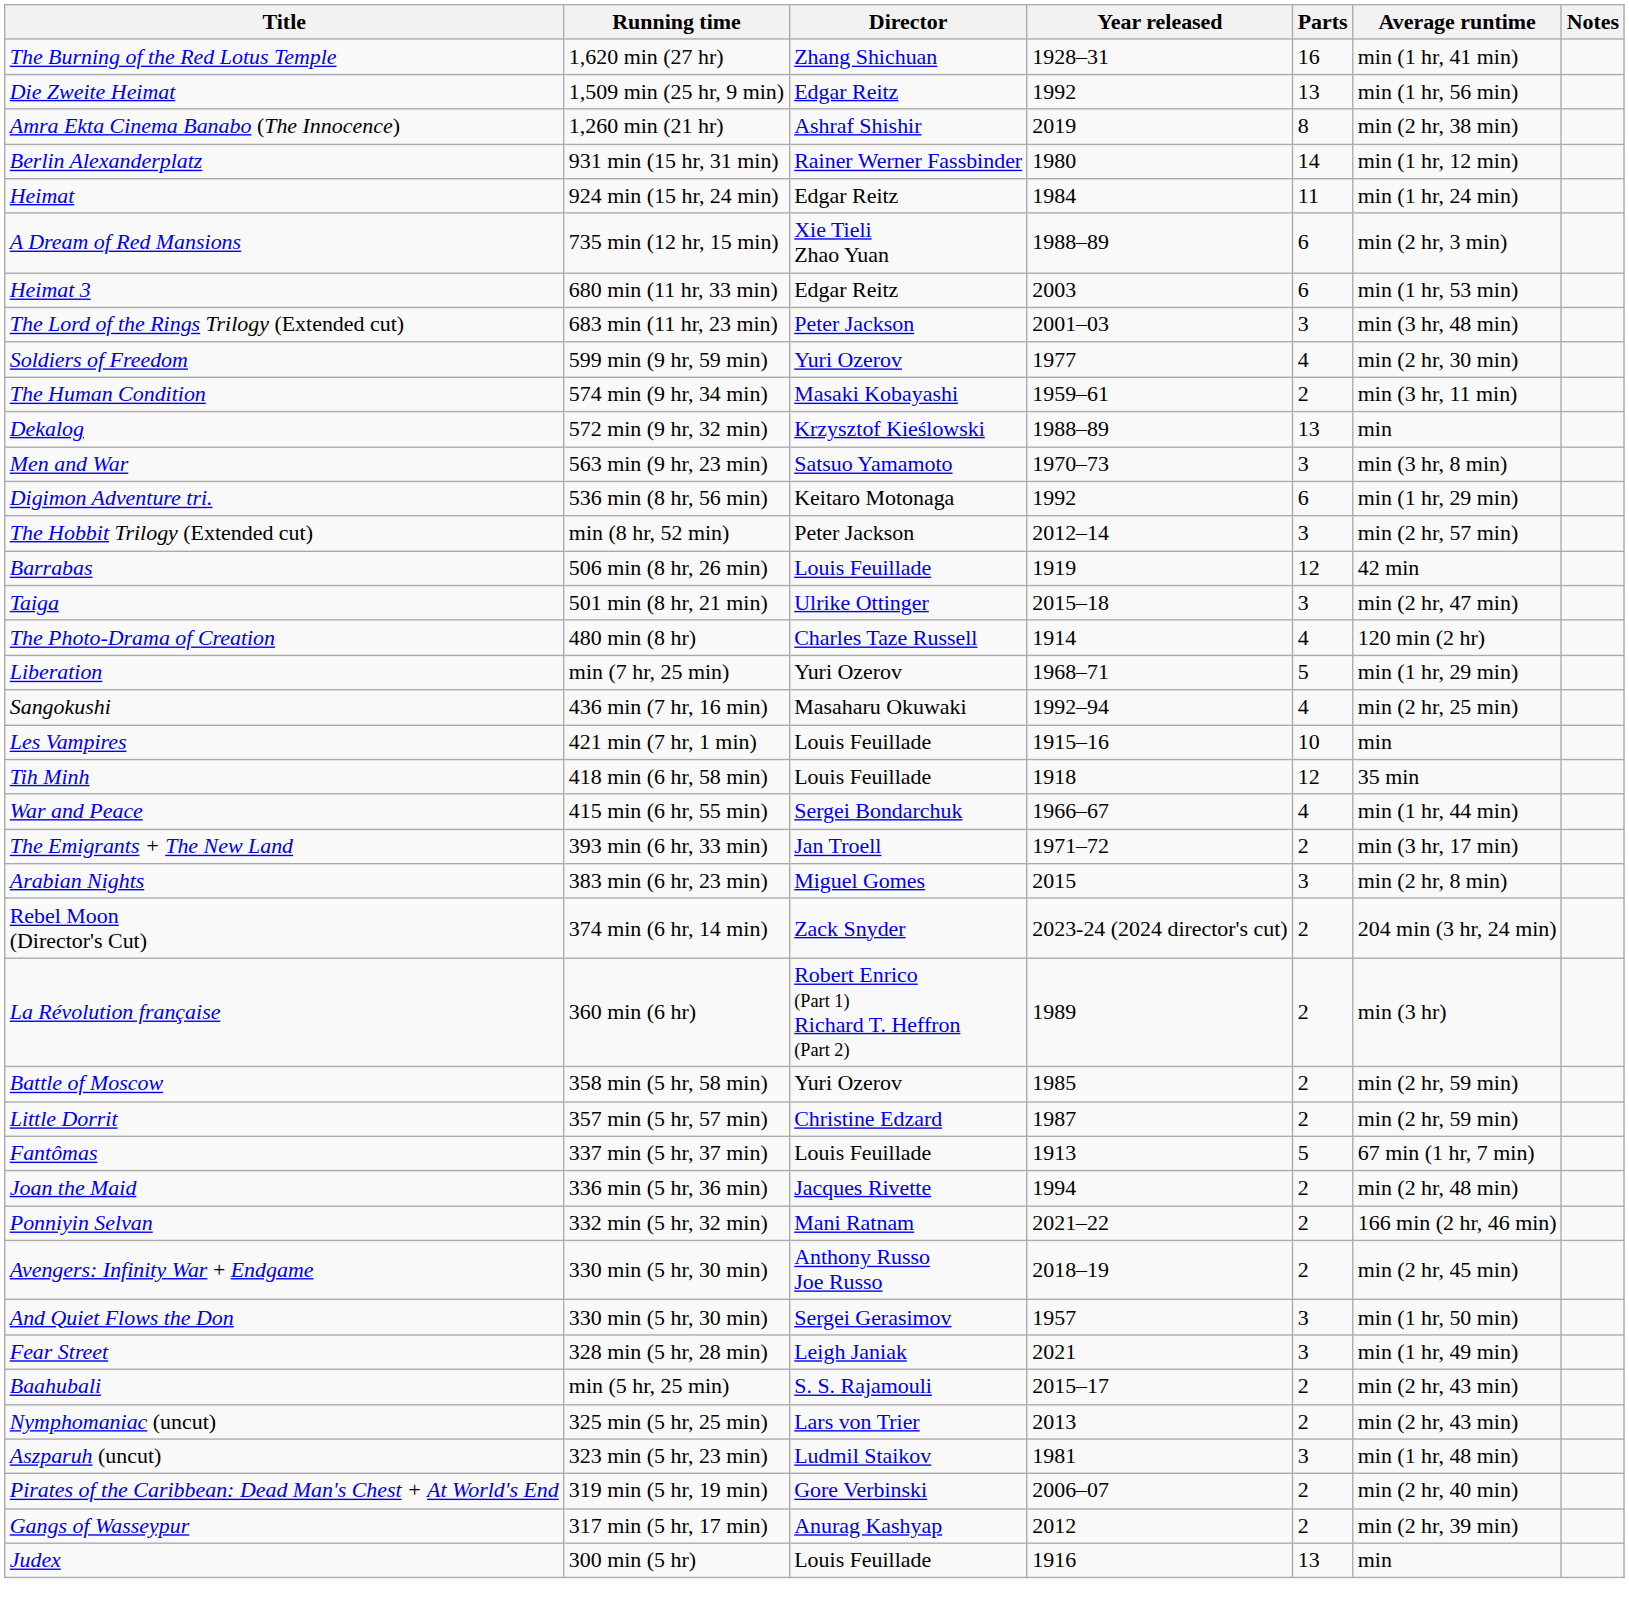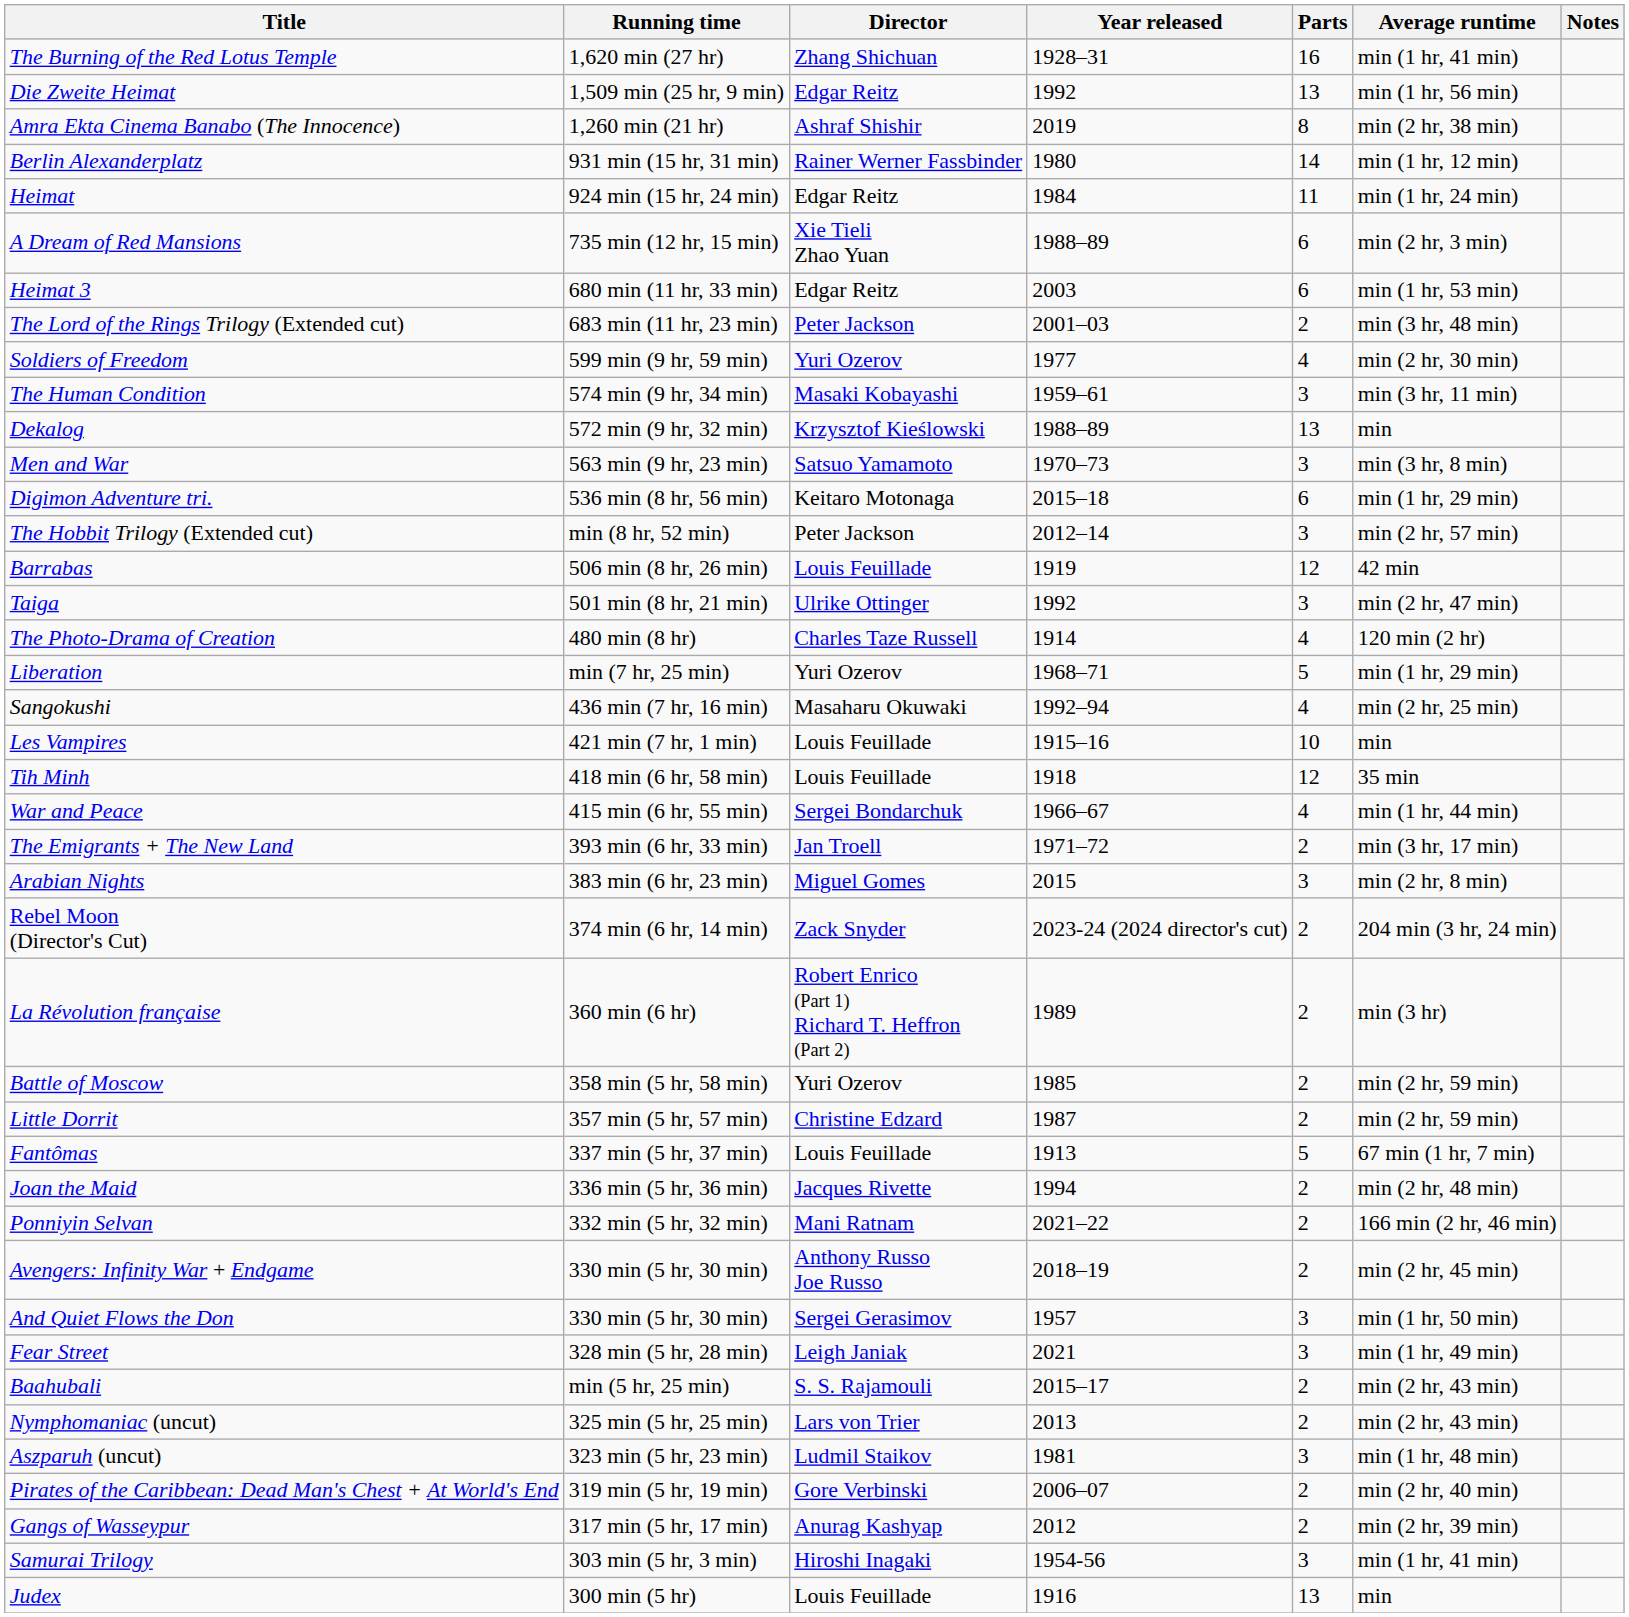(1303, 324) 3 -> (1303, 324) 2
(1303, 394) 2 -> (1303, 394) 3
(1054, 498) 1992 -> (1071, 498) 2015–18
(1071, 602) 2015–18 -> (1054, 602) 1992
+ row: (81, 1560)
